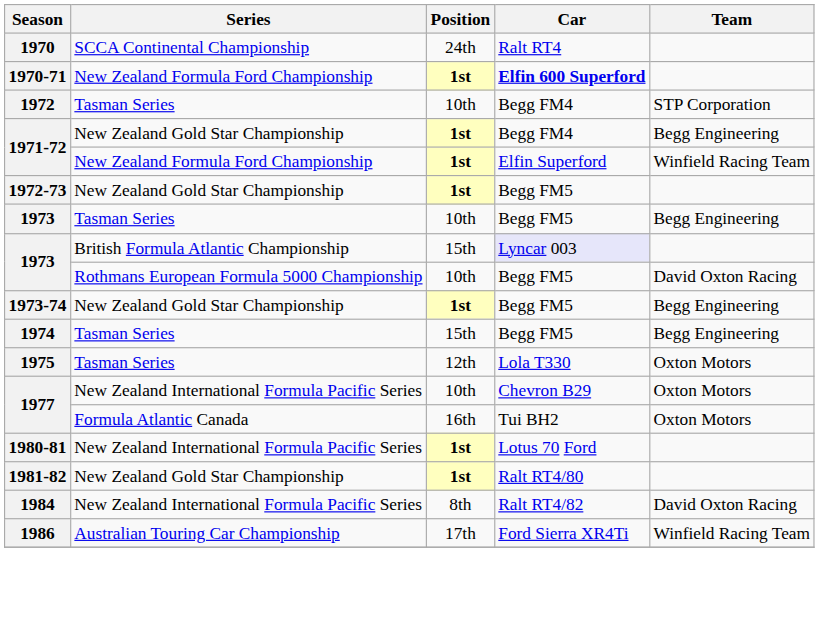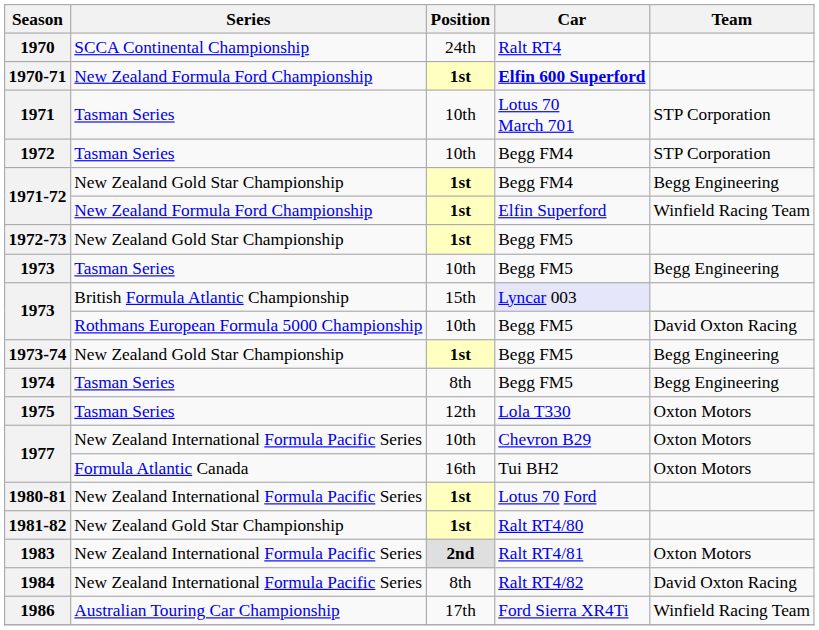+ row: (37, 114)
(460, 333) 15th -> (460, 382) 8th
+ row: (37, 553)
